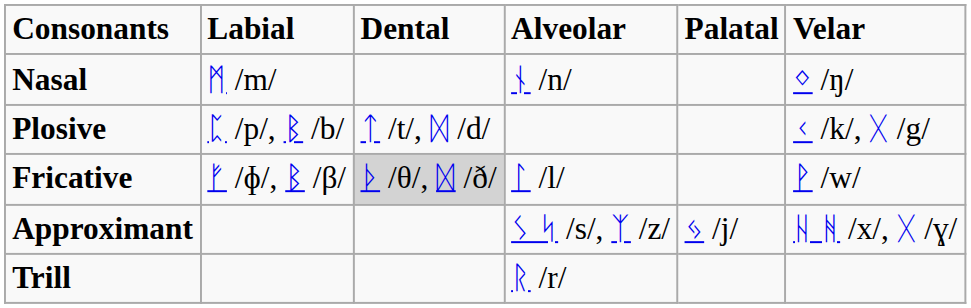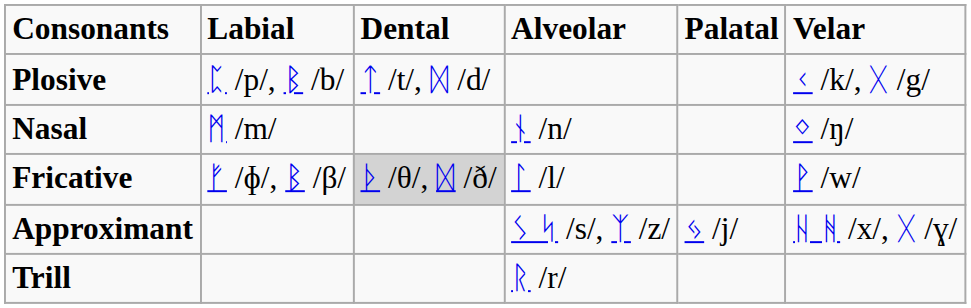rows swapped: (50, 79) <-> (59, 128)
